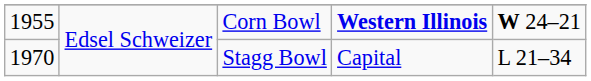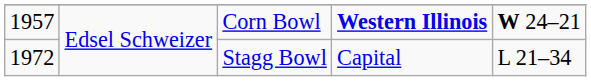(32, 22) 1955 -> (32, 22) 1957
(32, 57) 1970 -> (32, 57) 1972
